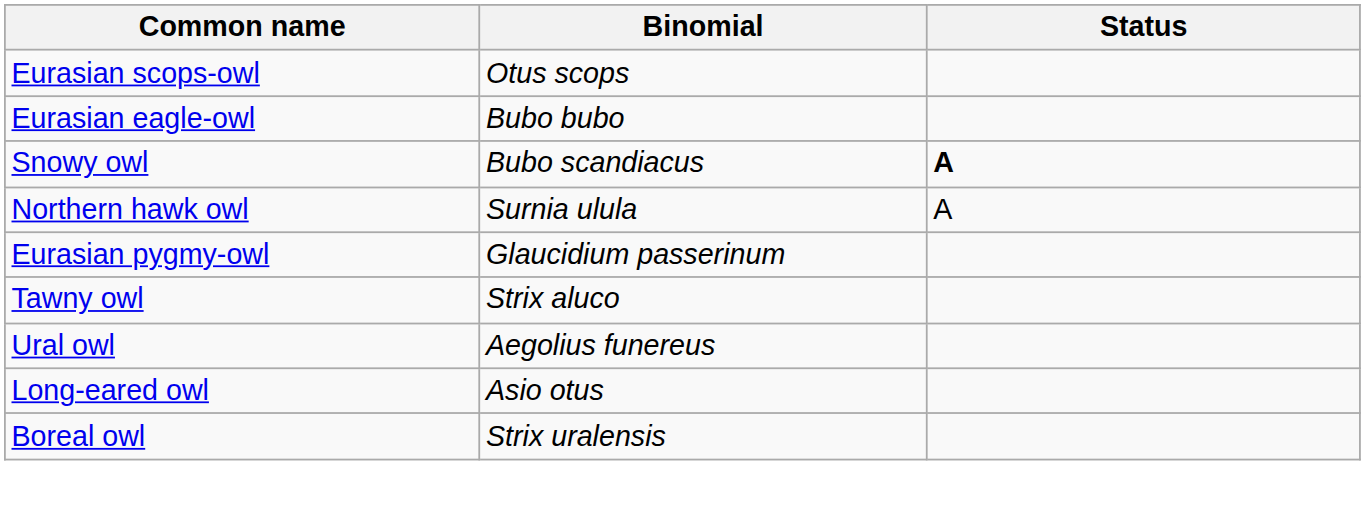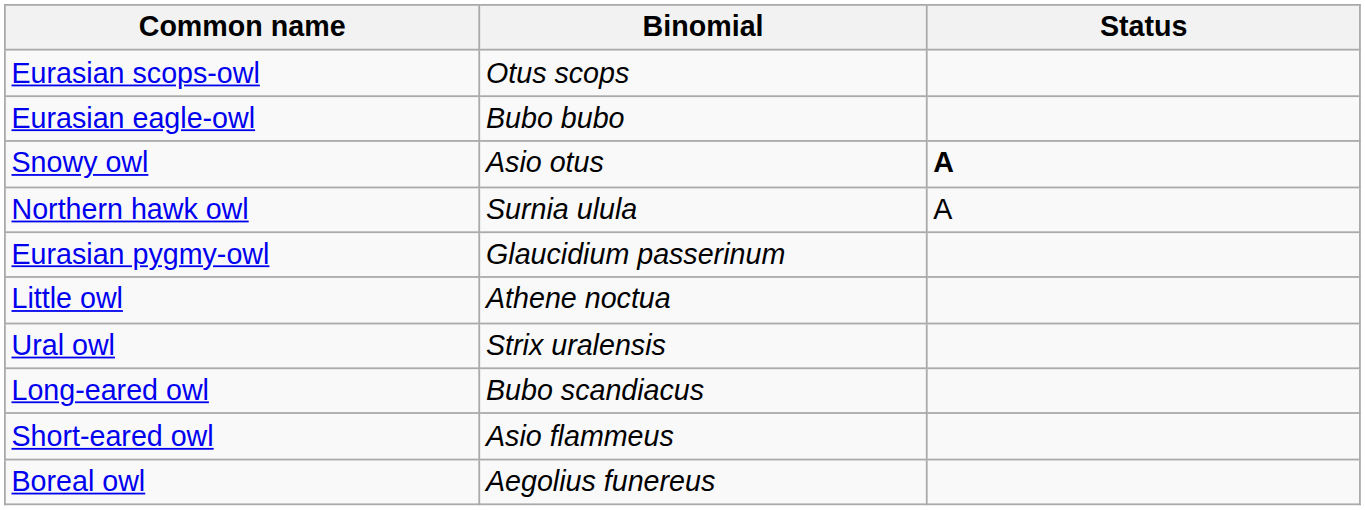(595, 163) Bubo scandiacus -> (545, 163) Asio otus
+ row: (67, 299)
- row: (78, 299)
(601, 345) Aegolius funereus -> (576, 345) Strix uralensis
(545, 390) Asio otus -> (595, 390) Bubo scandiacus
+ row: (113, 436)
(576, 436) Strix uralensis -> (601, 481) Aegolius funereus
